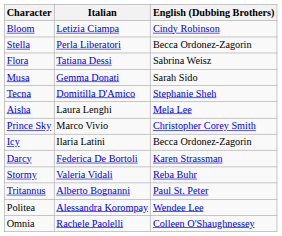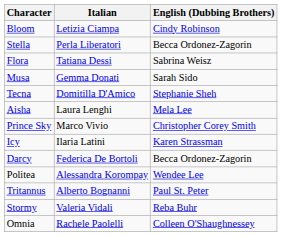(202, 142) Becca Ordonez-Zagorin -> (188, 142) Karen Strassman
(188, 158) Karen Strassman -> (202, 158) Becca Ordonez-Zagorin
rows swapped: (22, 175) <-> (21, 207)
